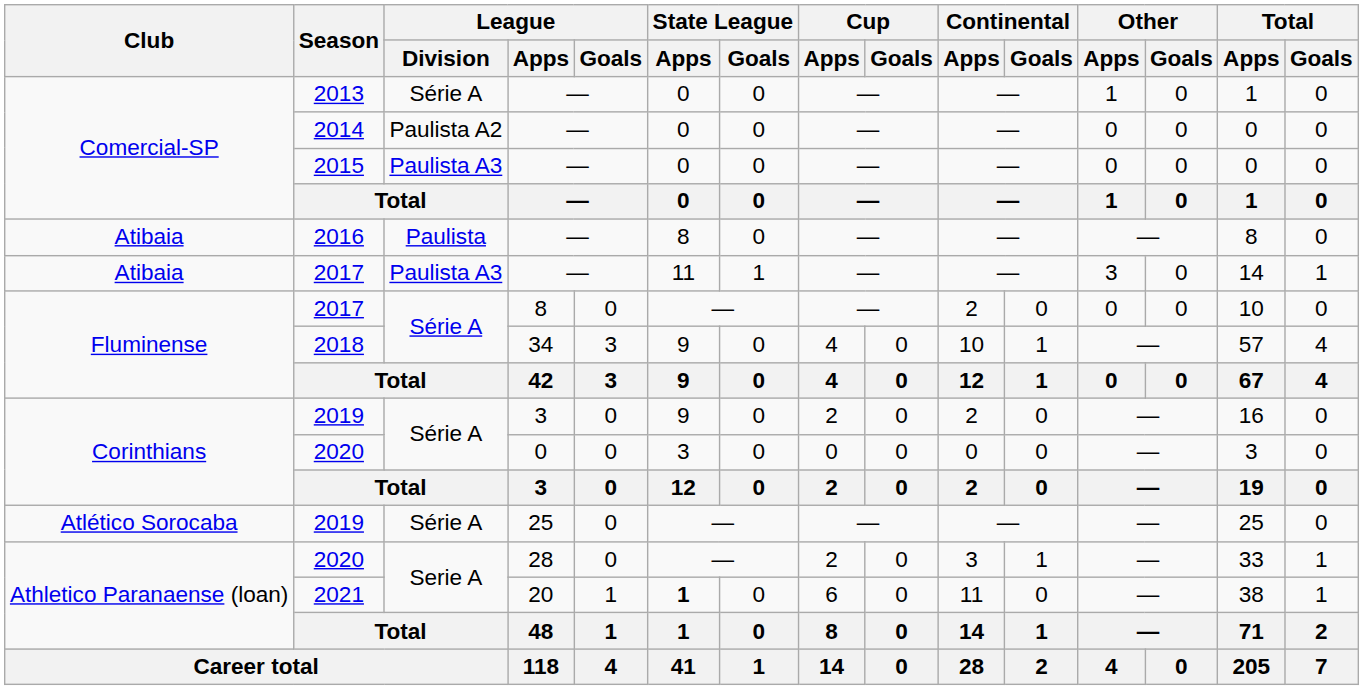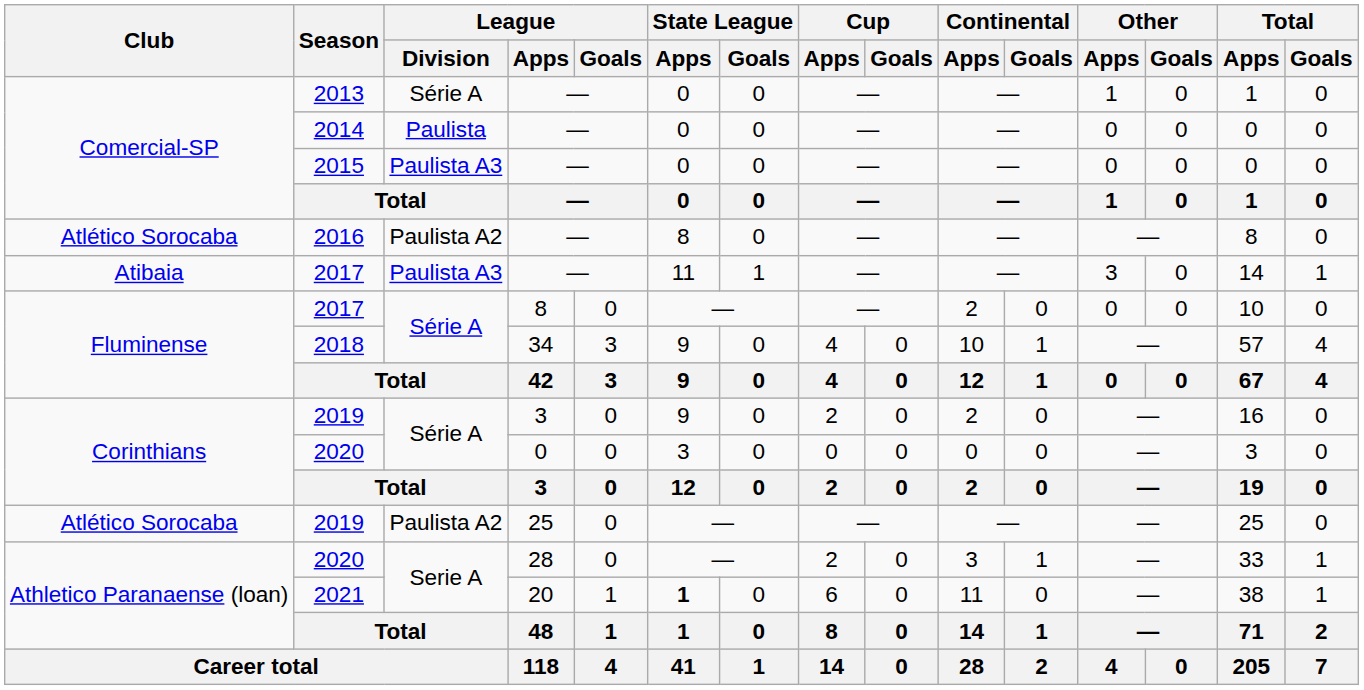(446, 129) Paulista A2 -> (446, 129) Paulista
(149, 237) Atibaia -> (149, 237) Atlético Sorocaba
(446, 237) Paulista -> (446, 237) Paulista A2
(446, 523) Série A -> (446, 523) Paulista A2
